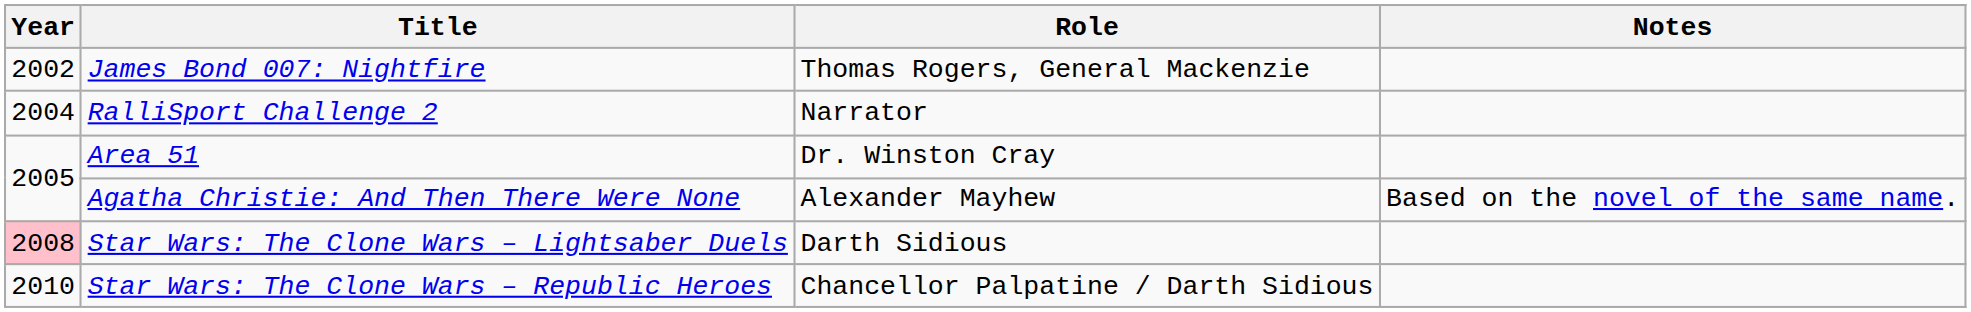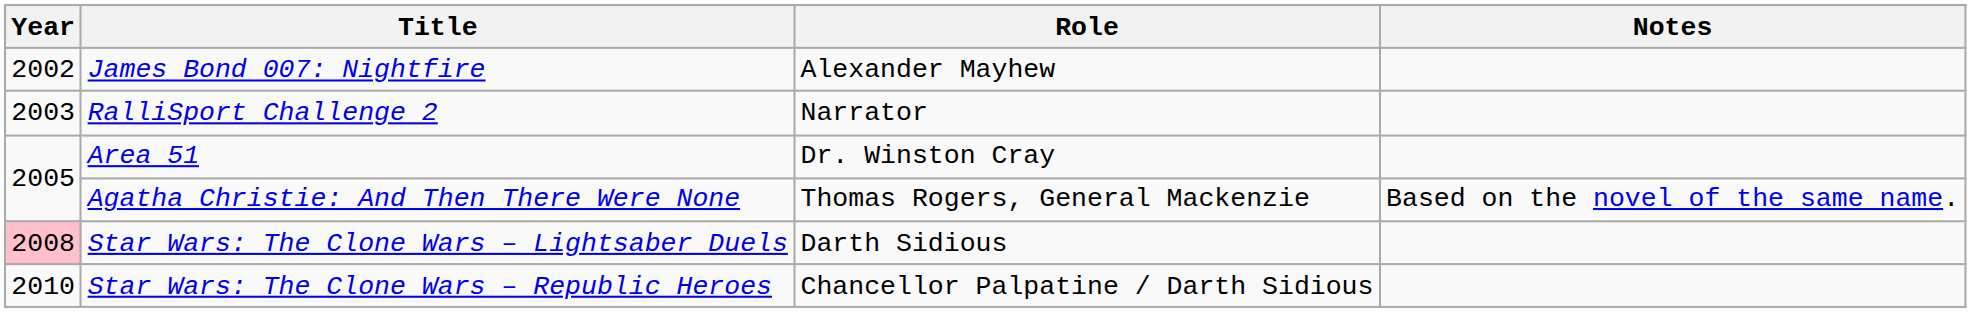(1055, 70) Thomas Rogers, General Mackenzie -> (928, 70) Alexander Mayhew
(43, 113) 2004 -> (43, 113) 2003
(928, 200) Alexander Mayhew -> (1055, 200) Thomas Rogers, General Mackenzie
